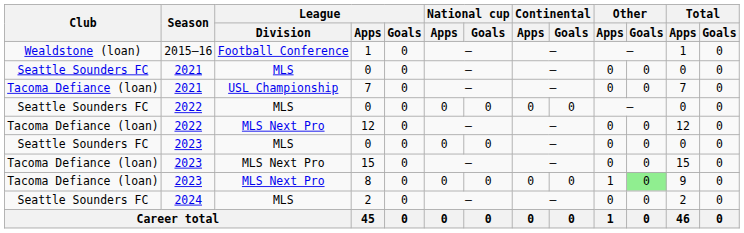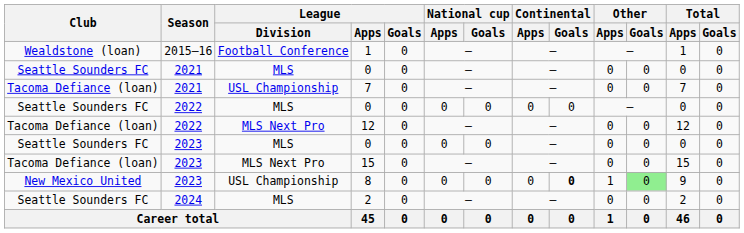(83, 182) Tacoma Defiance (loan) -> (83, 182) New Mexico United
(283, 182) MLS Next Pro -> (283, 182) USL Championship
(571, 182) normal -> (571, 182) bold
